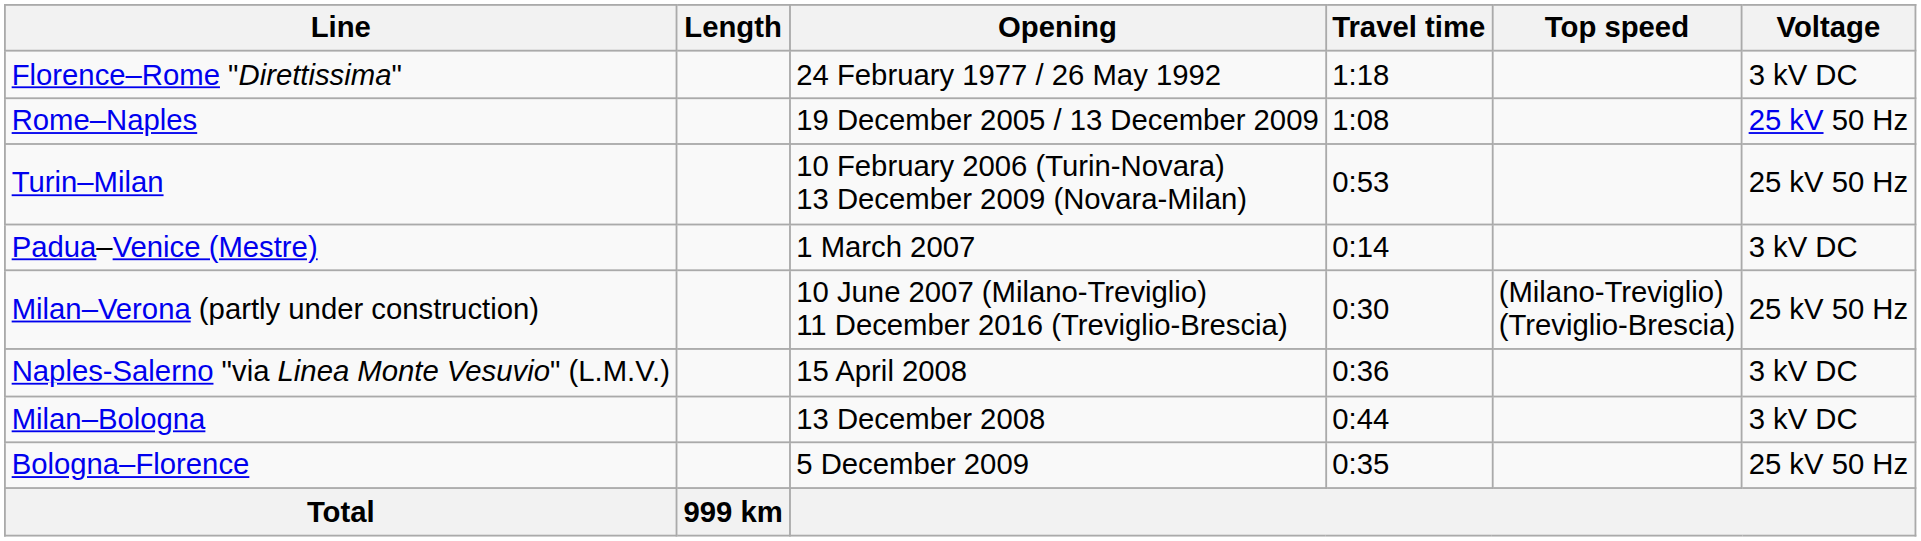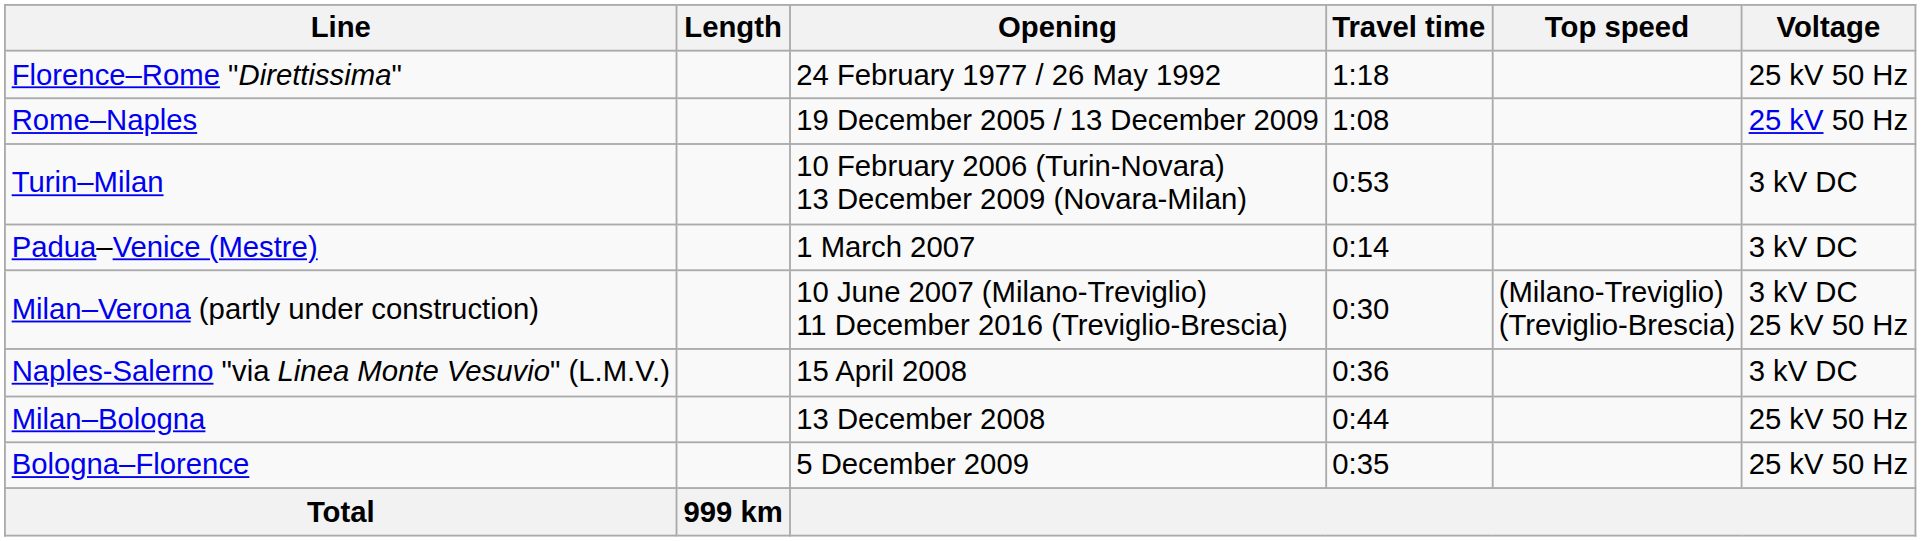(1803, 74) 3 kV DC -> (1828, 74) 25 kV 50 Hz
(1828, 183) 25 kV 50 Hz -> (1803, 183) 3 kV DC
(1828, 309) 25 kV 50 Hz -> (1828, 309) 3 kV DC 25 kV 50 Hz
(1803, 418) 3 kV DC -> (1828, 418) 25 kV 50 Hz
